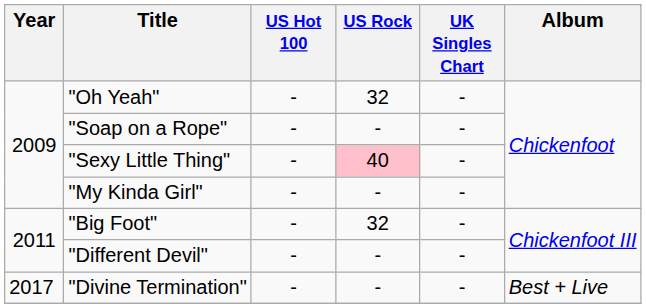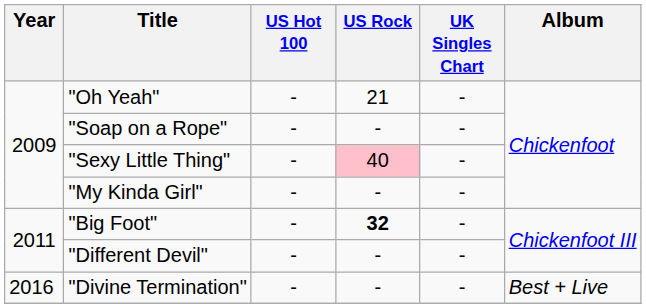(378, 97) 32 -> (378, 97) 21
(378, 223) normal -> (378, 223) bold
(31, 287) 2017 -> (31, 287) 2016
